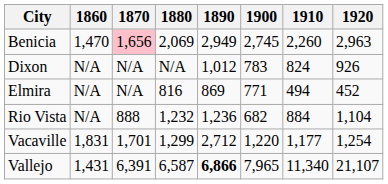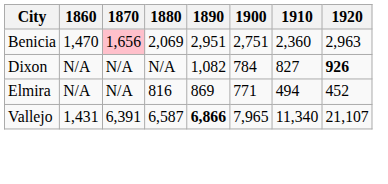(219, 41) 2,949 -> (208, 41) 2,951
(261, 41) 2,745 -> (251, 41) 2,751
(304, 41) 2,260 -> (293, 41) 2,360
(219, 66) 1,012 -> (208, 66) 1,082
(256, 66) 783 -> (245, 66) 784
(298, 66) 824 -> (288, 66) 827
(348, 66) normal -> (337, 66) bold
- row: (37, 116)
- row: (37, 141)
